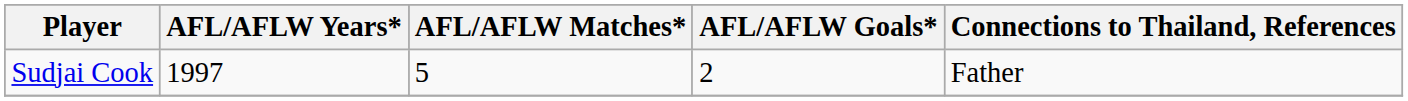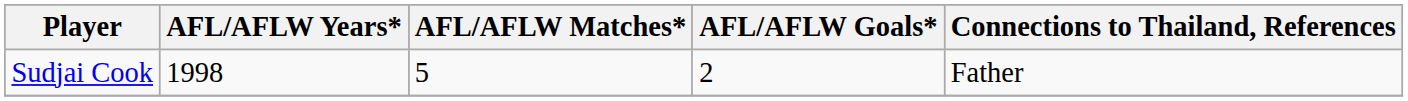(195, 72) 1997 -> (195, 72) 1998
